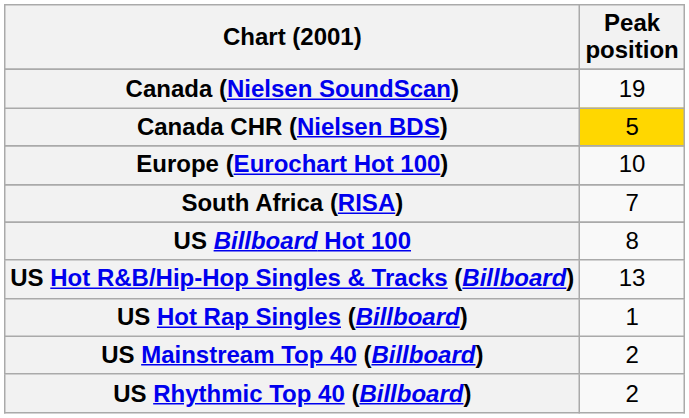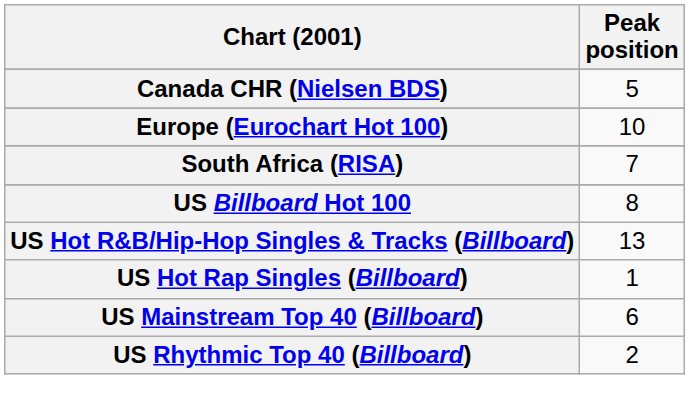- row: (292, 88)
(632, 126) gold background -> (632, 88) no background
(632, 355) 2 -> (632, 316) 6
